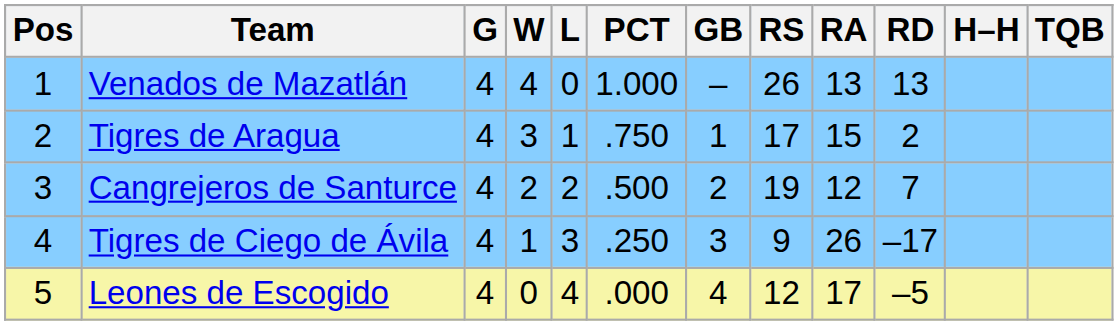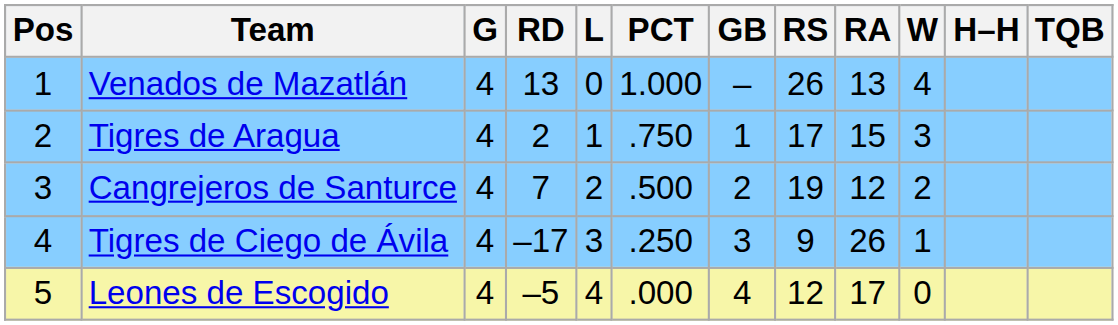columns swapped: (529, 30) <-> (910, 30)
